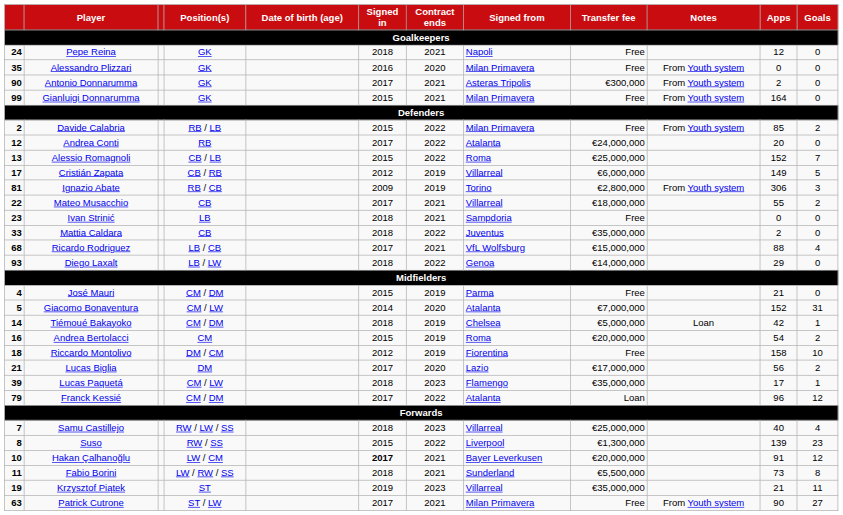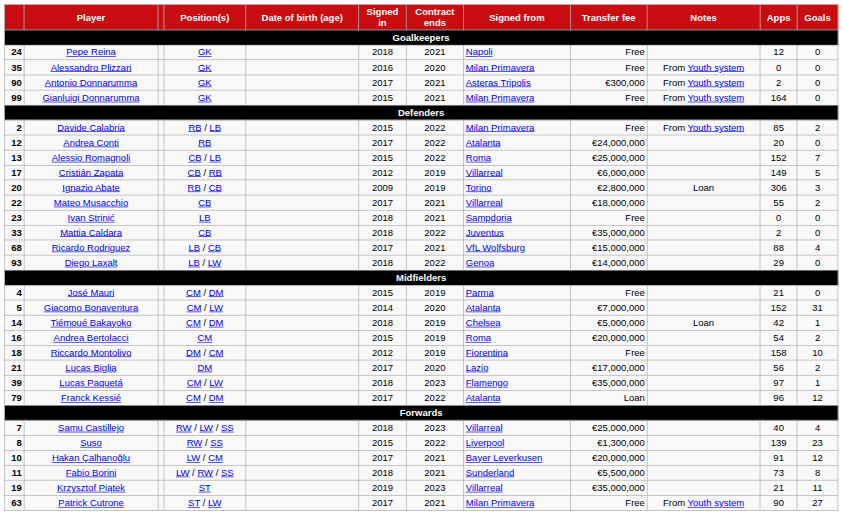(17, 188) 81 -> (17, 188) 20
(704, 188) From Youth system -> (704, 188) Loan
(779, 383) 17 -> (779, 383) 97
(382, 458) bold -> (382, 458) normal
